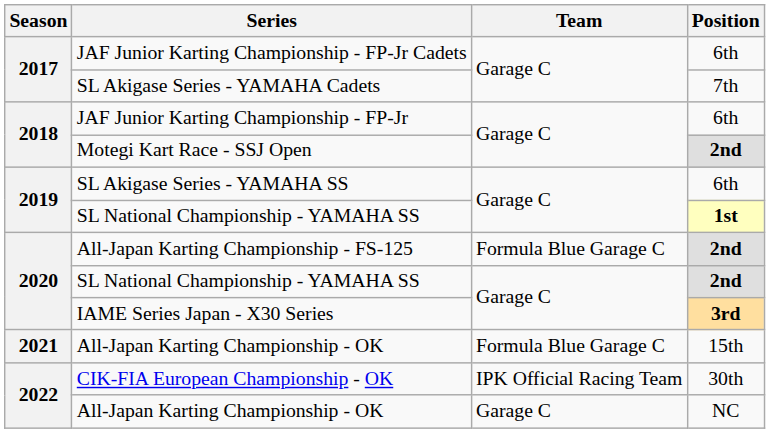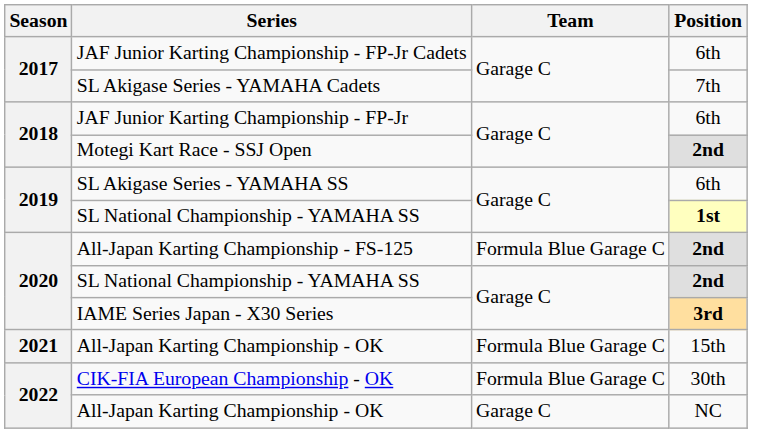(579, 378) IPK Official Racing Team -> (570, 378) Formula Blue Garage C
